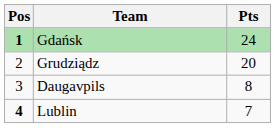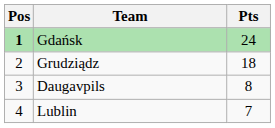(249, 63) 20 -> (249, 63) 18
(19, 110) bold -> (19, 110) normal
